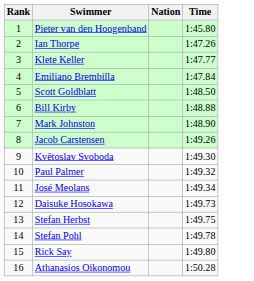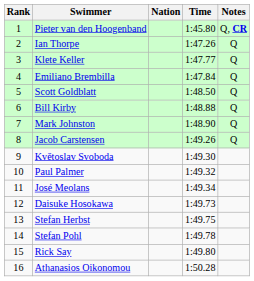+ column: (234, 12)
